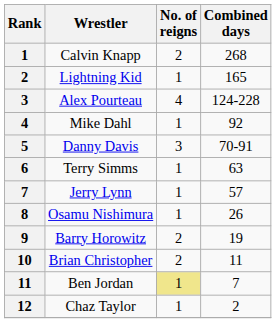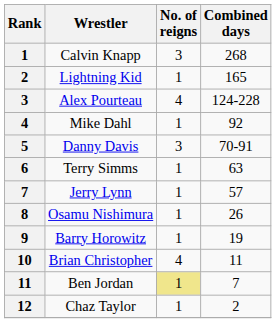(179, 54) 2 -> (179, 54) 3
(179, 237) 2 -> (179, 237) 1
(179, 260) 2 -> (179, 260) 4
